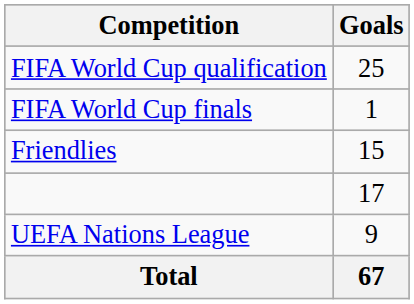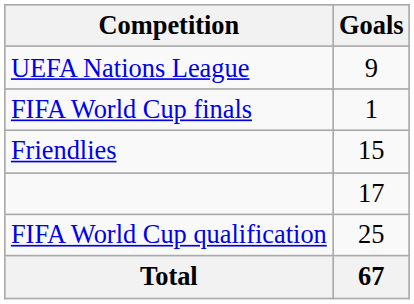rows swapped: (169, 67) <-> (130, 234)
